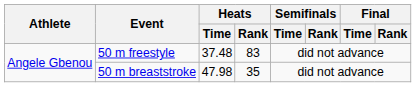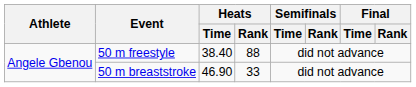(217, 53) 37.48 -> (217, 53) 38.40
(253, 53) 83 -> (253, 53) 88
(217, 72) 47.98 -> (217, 72) 46.90
(253, 72) 35 -> (253, 72) 33
